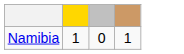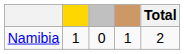+ column: (160, 15)
